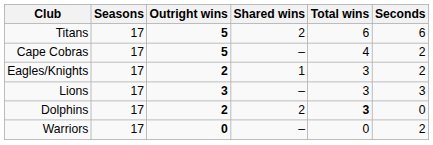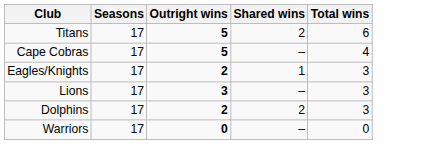- column: (400, 14)
(366, 110) bold -> (366, 110) normal
